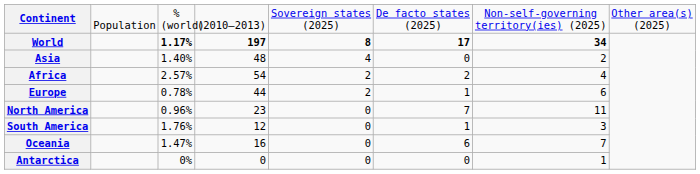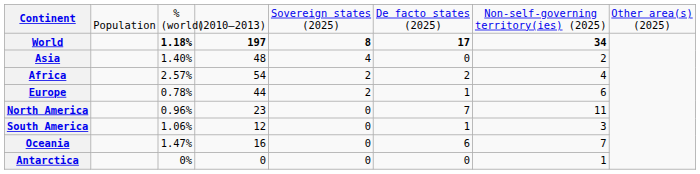(176, 42) 1.17% -> (176, 42) 1.18%
(176, 127) 1.76% -> (176, 127) 1.06%
